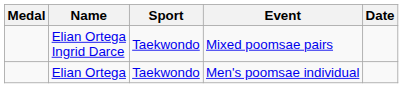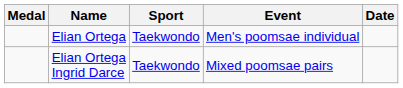rows swapped: (89, 73) <-> (89, 44)
